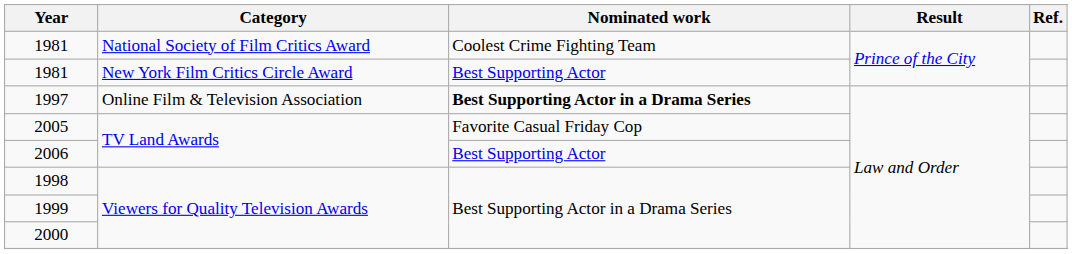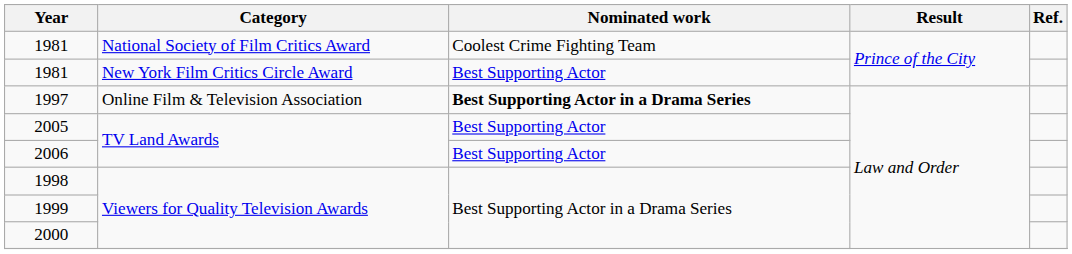(547, 126) Favorite Casual Friday Cop -> (529, 126) Best Supporting Actor
